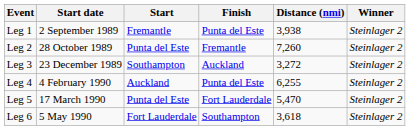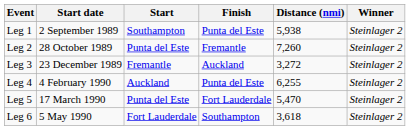(149, 30) Fremantle -> (156, 30) Southampton
(289, 30) 3,938 -> (289, 30) 5,938
(156, 64) Southampton -> (149, 64) Fremantle
